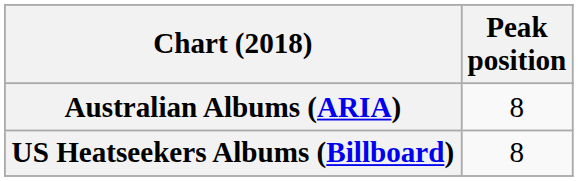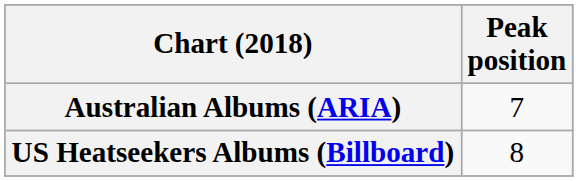(517, 106) 8 -> (517, 106) 7
